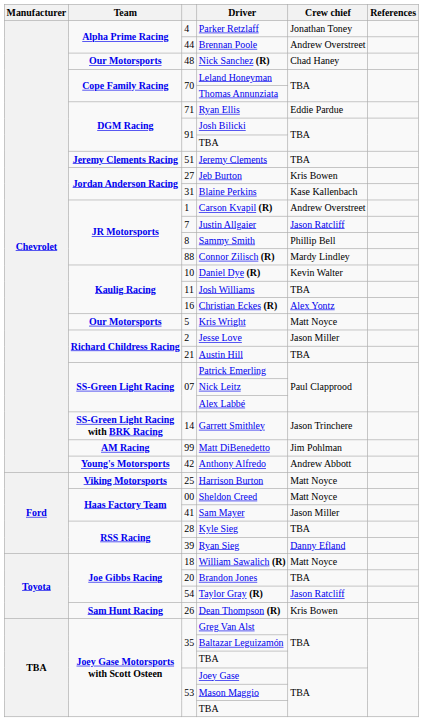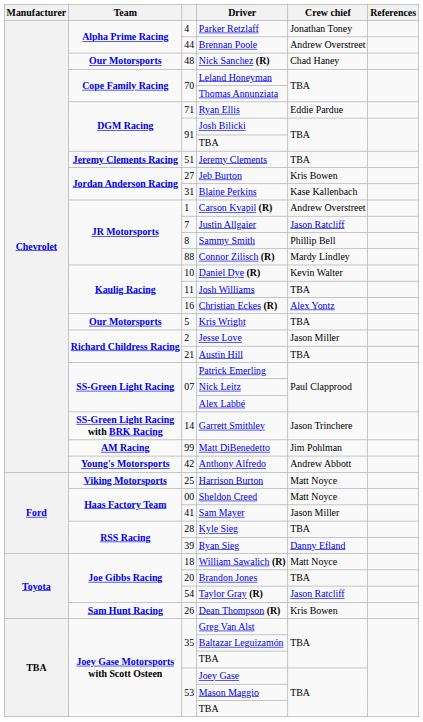(314, 322) Matt Noyce -> (300, 322) TBA
